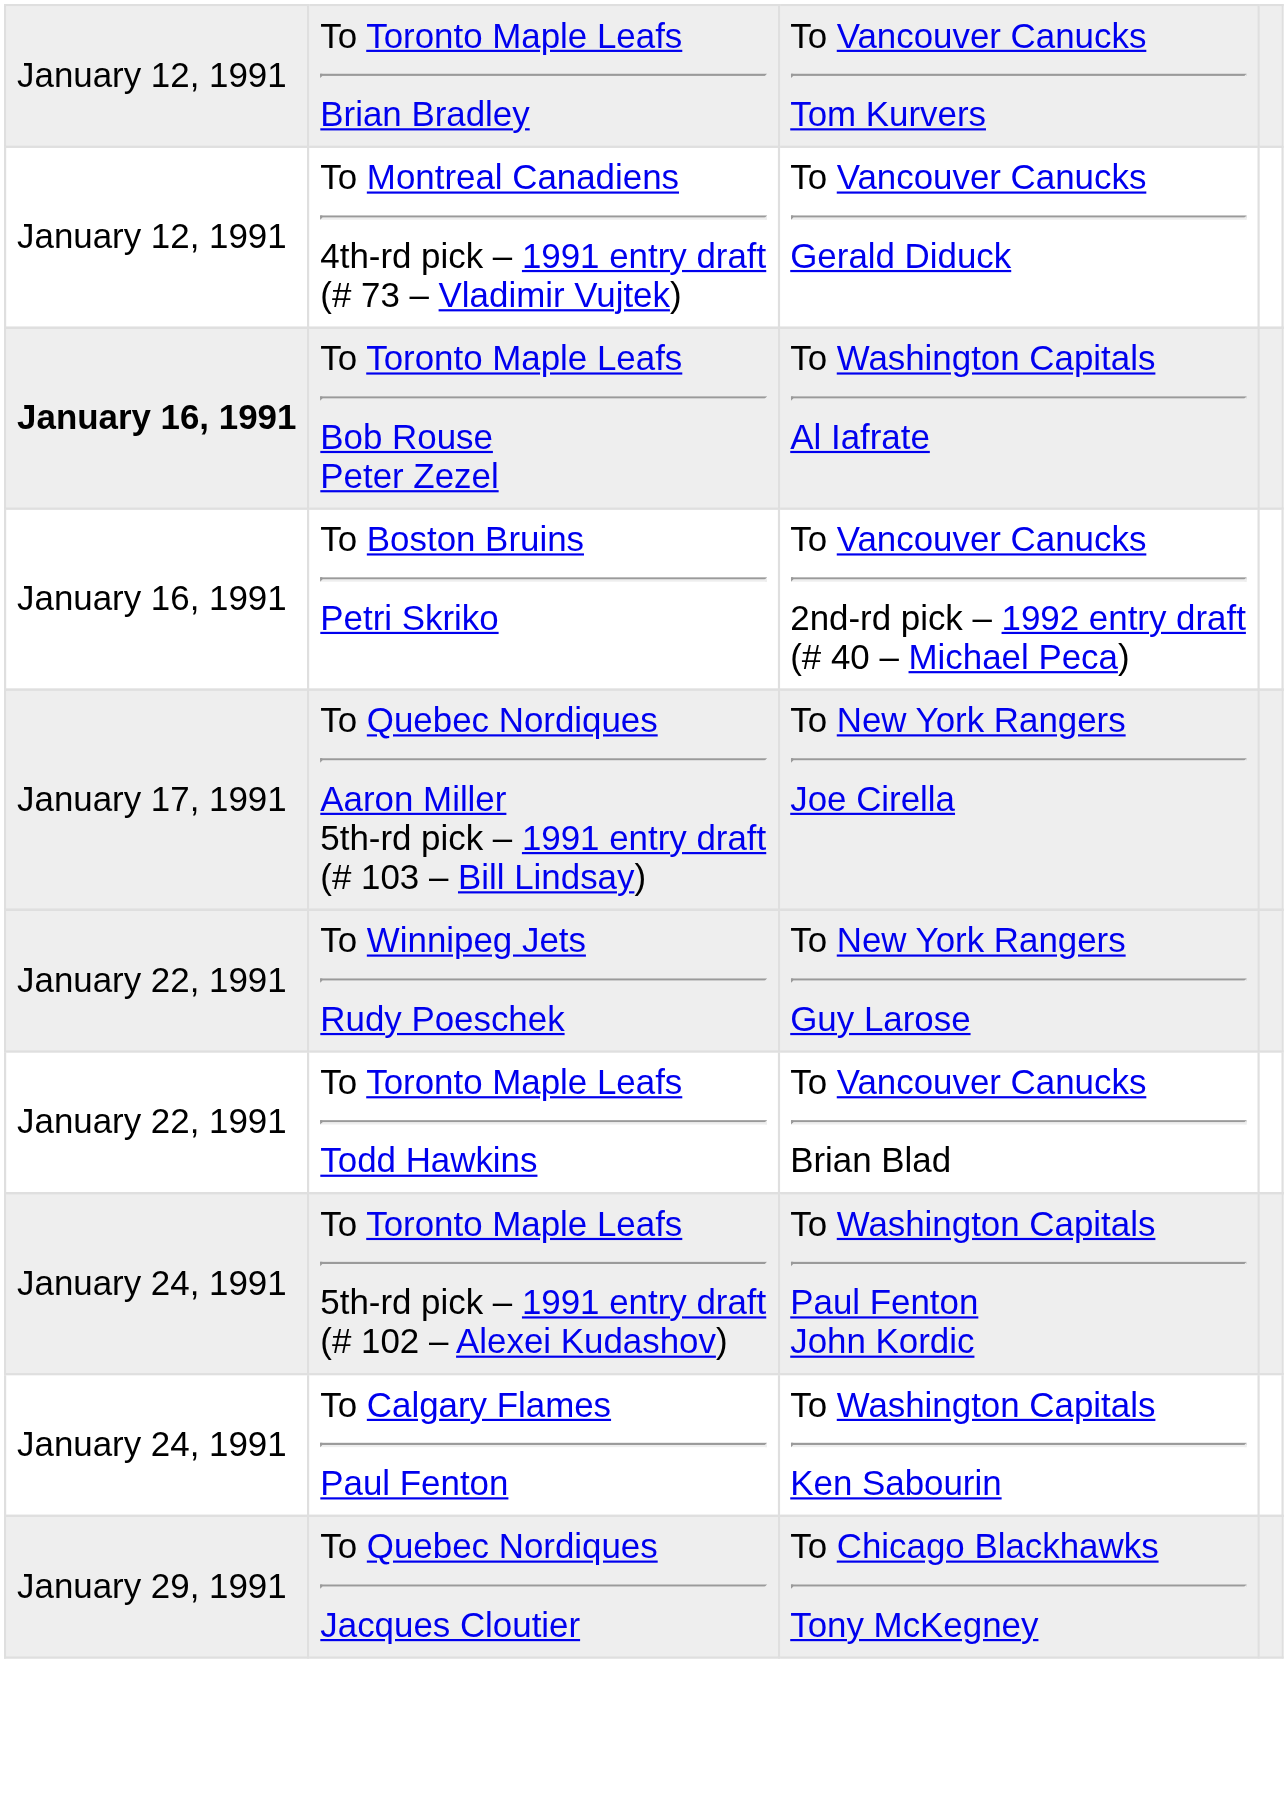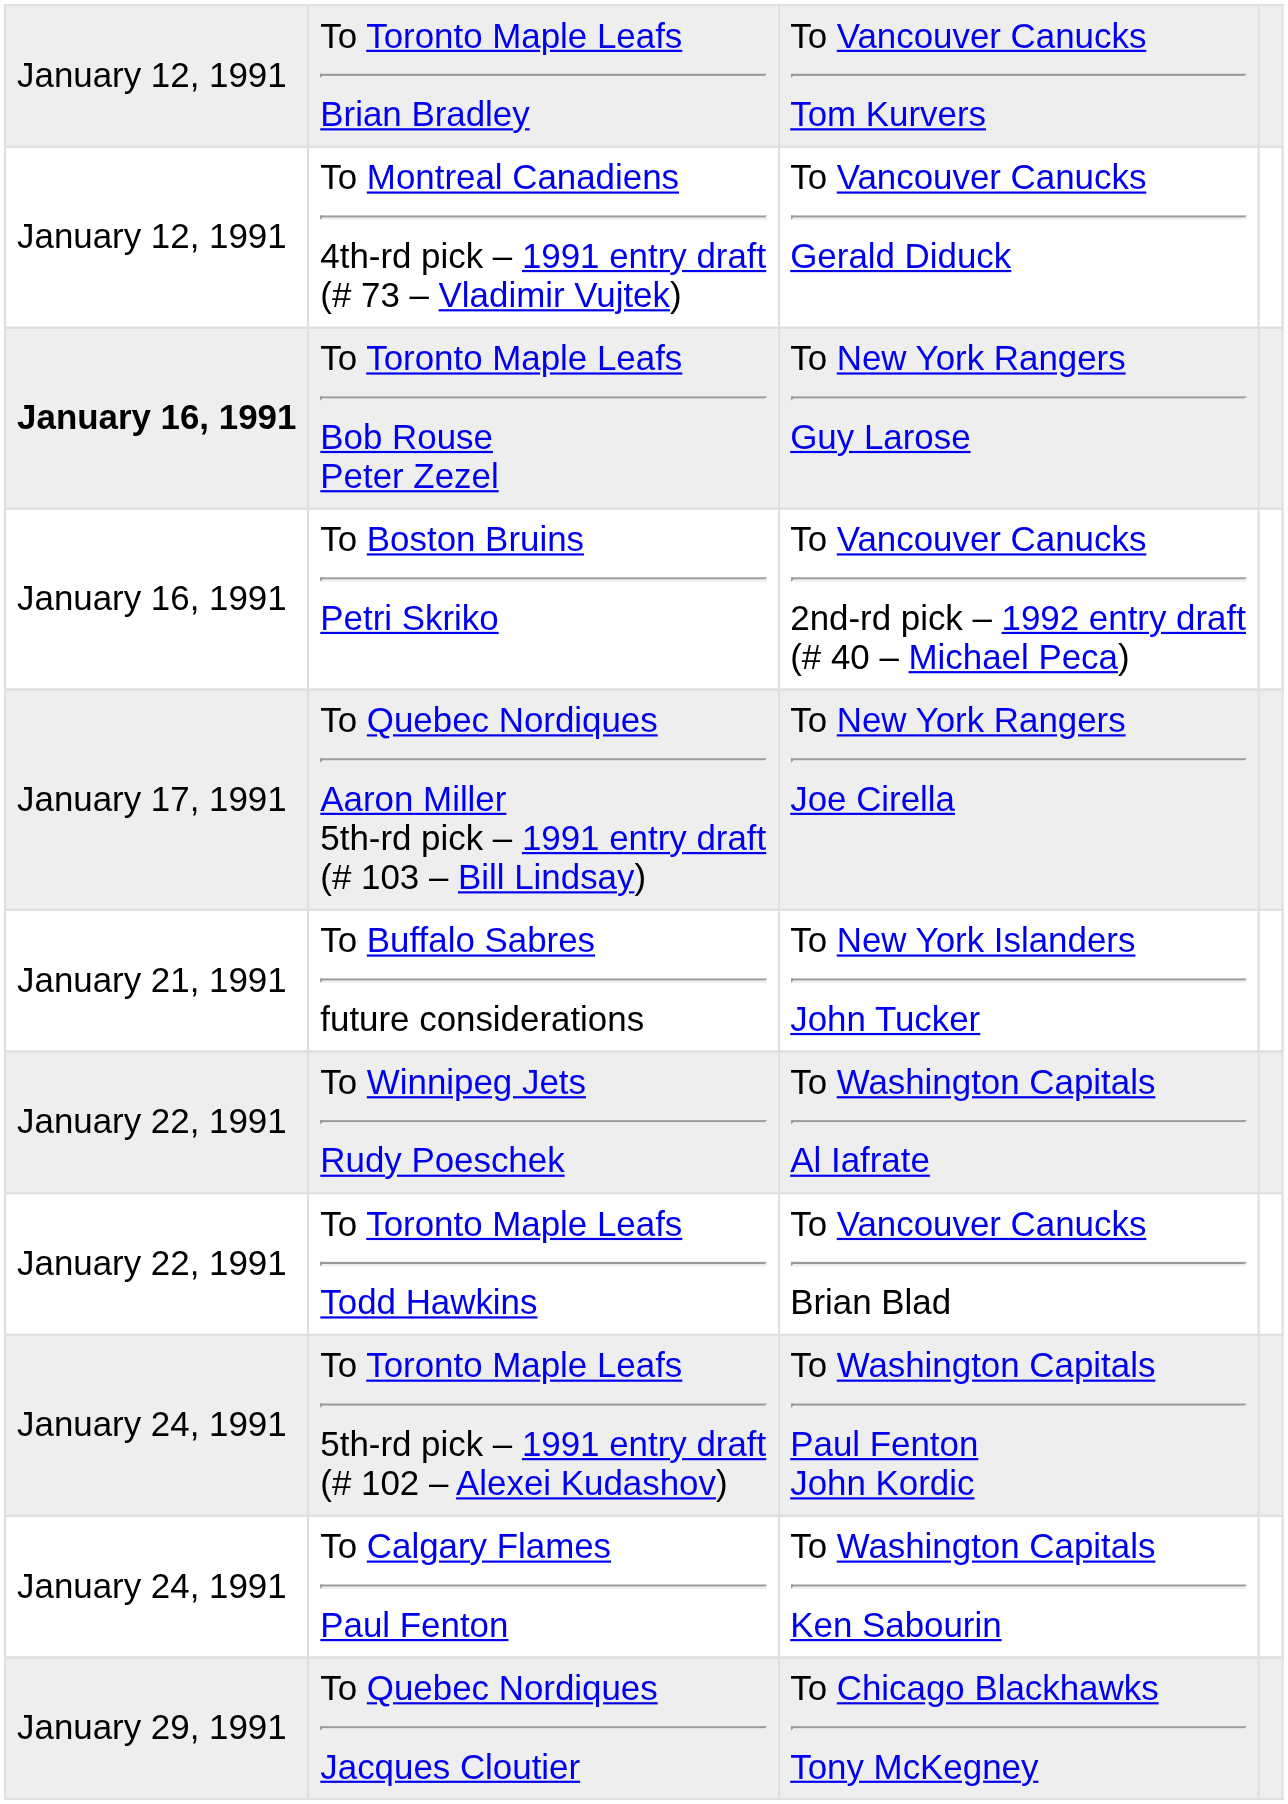(1018, 397) To Washington Capitals Al Iafrate -> (1018, 397) To New York Rangers Guy Larose
+ row: (543, 980)
(1018, 980) To New York Rangers Guy Larose -> (1018, 1121) To Washington Capitals Al Iafrate
